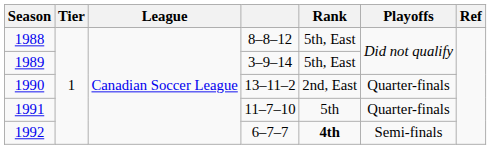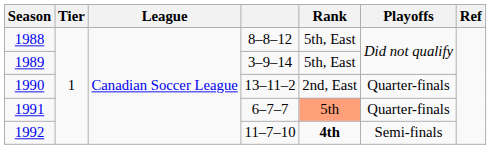(270, 109) 11–7–10 -> (270, 109) 6–7–7
(330, 109) no background -> (330, 109) lightsalmon background
(270, 132) 6–7–7 -> (270, 132) 11–7–10
